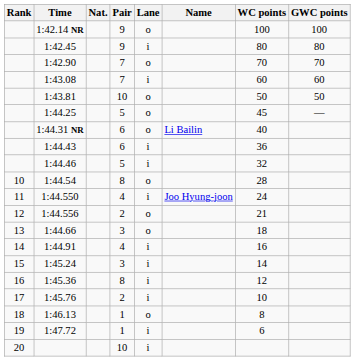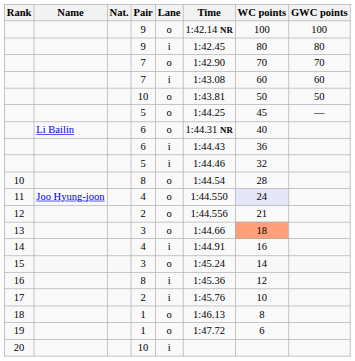columns swapped: (199, 12) <-> (60, 12)
(148, 197) i -> (169, 197) o
(262, 197) no background -> (262, 197) lavender background
(262, 230) no background -> (262, 230) lightsalmon background
(148, 264) i -> (169, 264) o
(148, 331) i -> (169, 331) o
